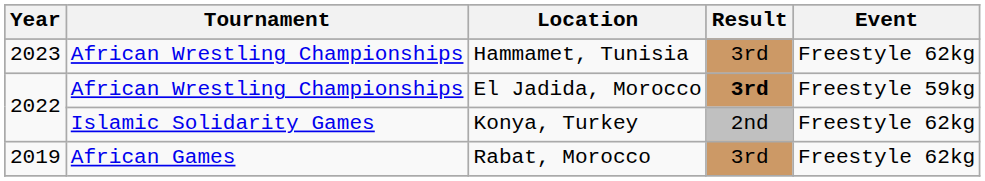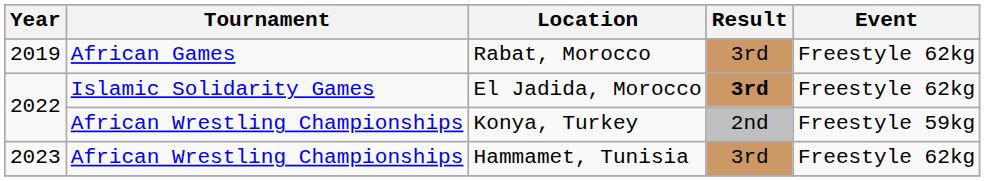rows swapped: (562, 159) <-> (581, 56)
(267, 90) African Wrestling Championships -> (223, 90) Islamic Solidarity Games
(887, 90) Freestyle 59kg -> (887, 90) Freestyle 62kg
(223, 125) Islamic Solidarity Games -> (267, 125) African Wrestling Championships
(887, 125) Freestyle 62kg -> (887, 125) Freestyle 59kg
